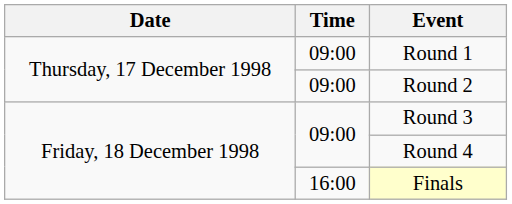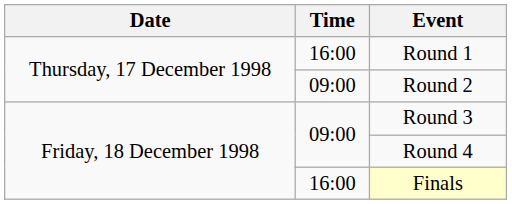(332, 53) 09:00 -> (332, 53) 16:00
